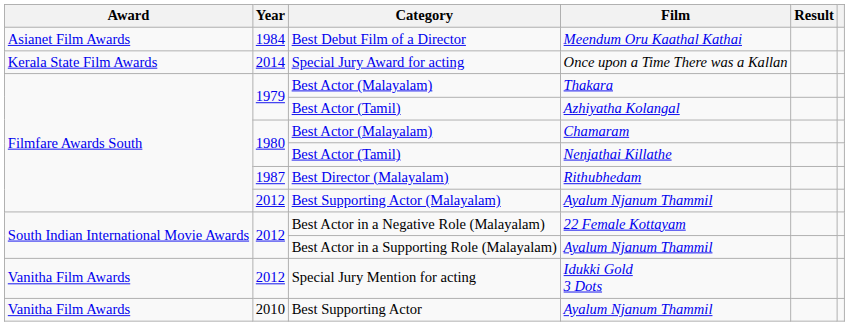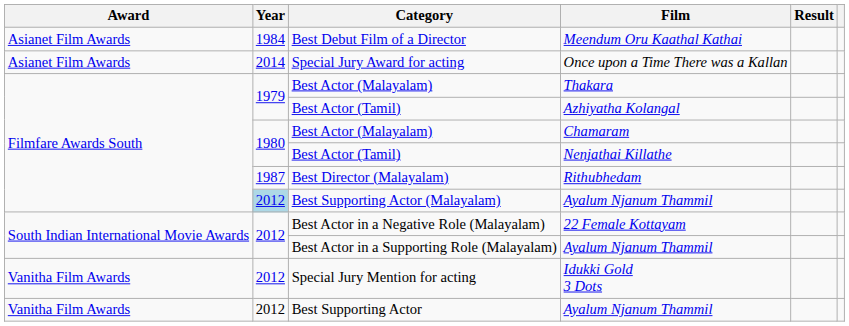(83, 62) Kerala State Film Awards -> (69, 62) Asianet Film Awards
(270, 200) no background -> (270, 200) lightblue background
(270, 309) 2010 -> (270, 309) 2012
